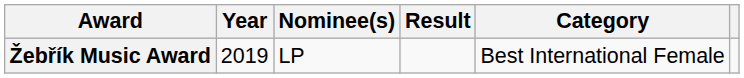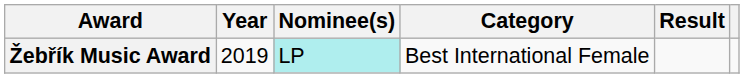columns swapped: (603, 21) <-> (438, 21)
(292, 55) no background -> (292, 55) paleturquoise background
